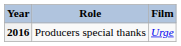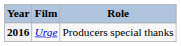columns swapped: (162, 13) <-> (90, 13)
